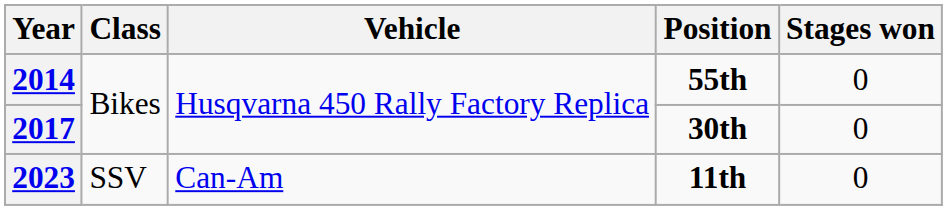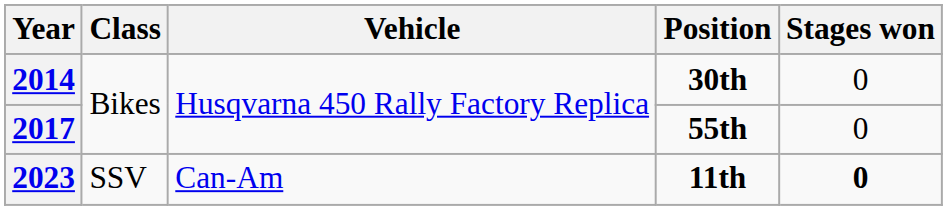(718, 79) 55th -> (718, 79) 30th
(718, 128) 30th -> (718, 128) 55th
(860, 178) normal -> (860, 178) bold
